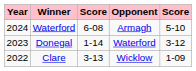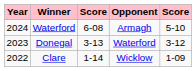(93, 43) 1-14 -> (93, 43) 3-13
(93, 58) 3-13 -> (93, 58) 1-14
